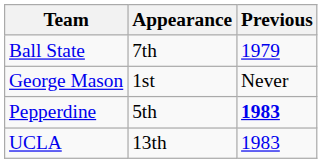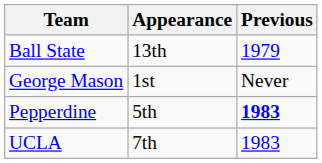(145, 50) 7th -> (149, 50) 13th
(149, 142) 13th -> (145, 142) 7th
